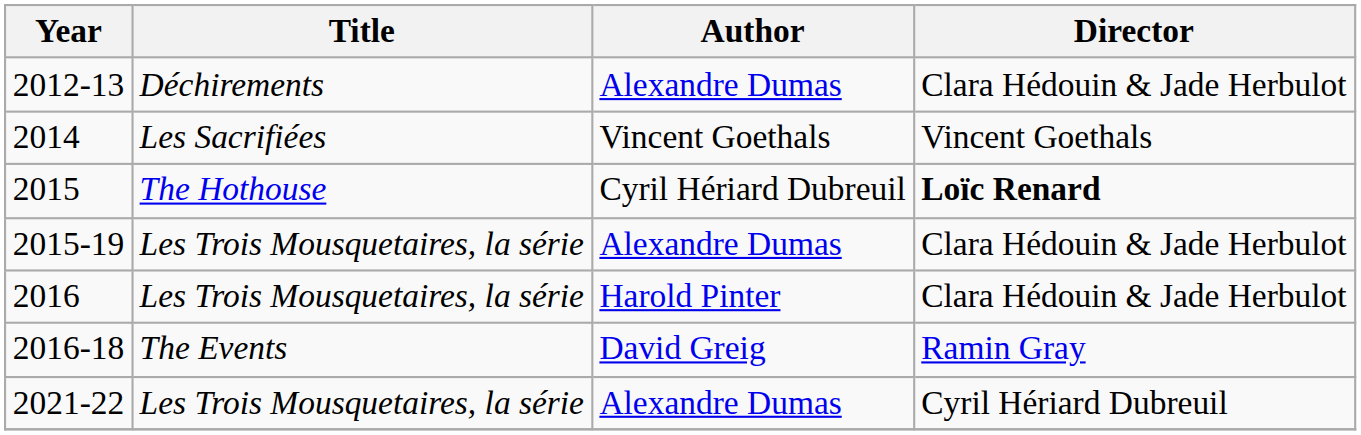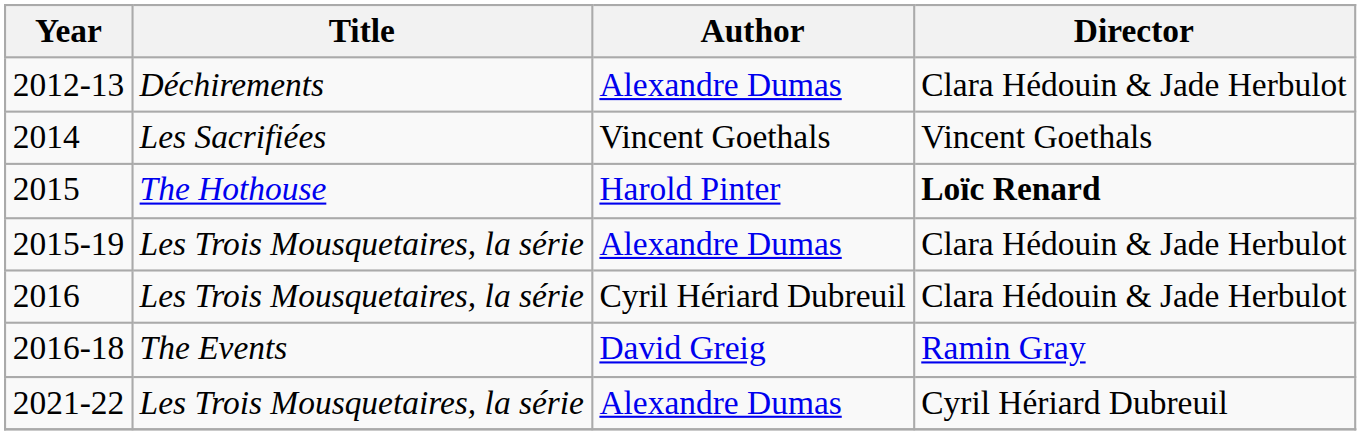(753, 190) Cyril Hériard Dubreuil -> (690, 190) Harold Pinter
(690, 296) Harold Pinter -> (753, 296) Cyril Hériard Dubreuil
